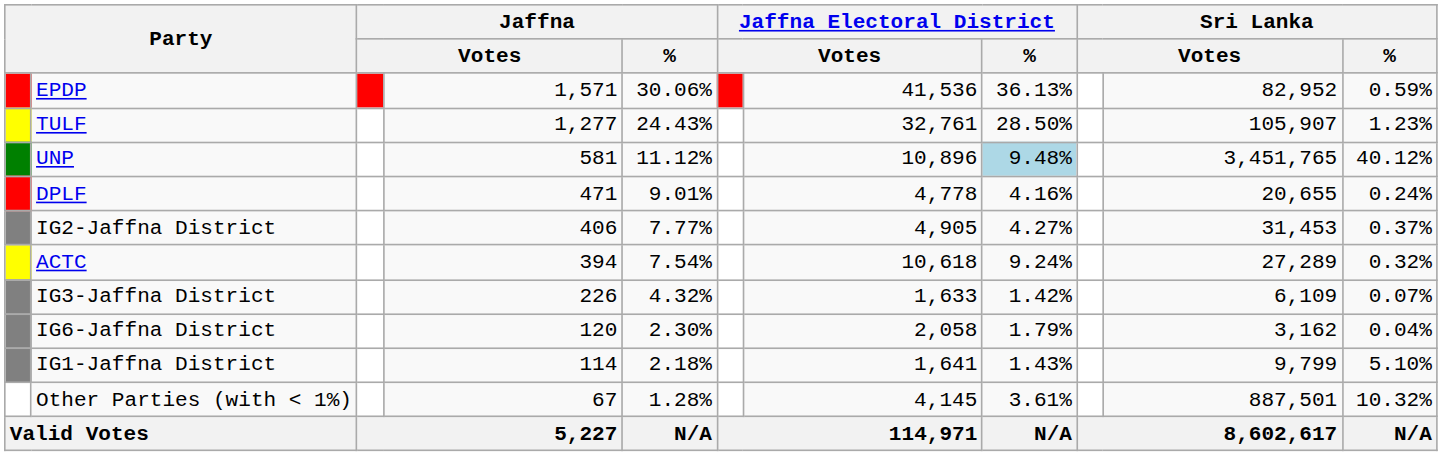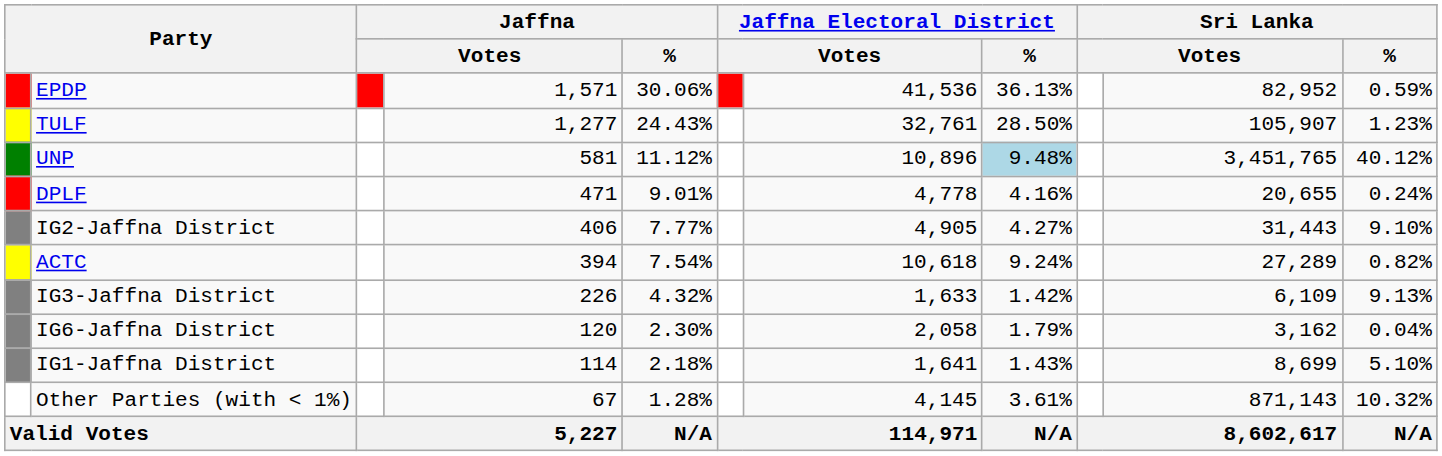(1299, 228) 31,453 -> (1299, 228) 31,443
(1400, 228) 0.37% -> (1400, 228) 9.10%
(1400, 262) 0.32% -> (1400, 262) 0.82%
(1400, 297) 0.07% -> (1400, 297) 9.13%
(1306, 365) 9,799 -> (1306, 365) 8,699
(1293, 400) 887,501 -> (1293, 400) 871,143
